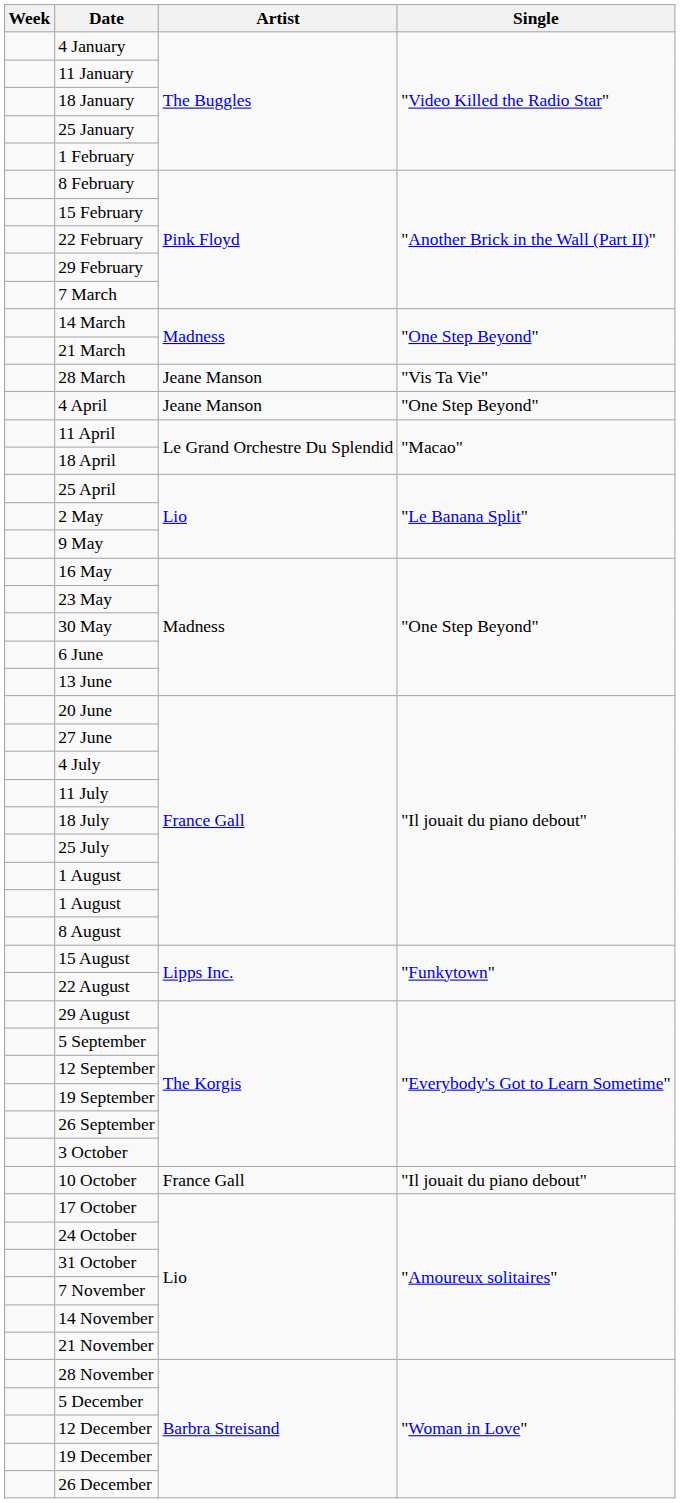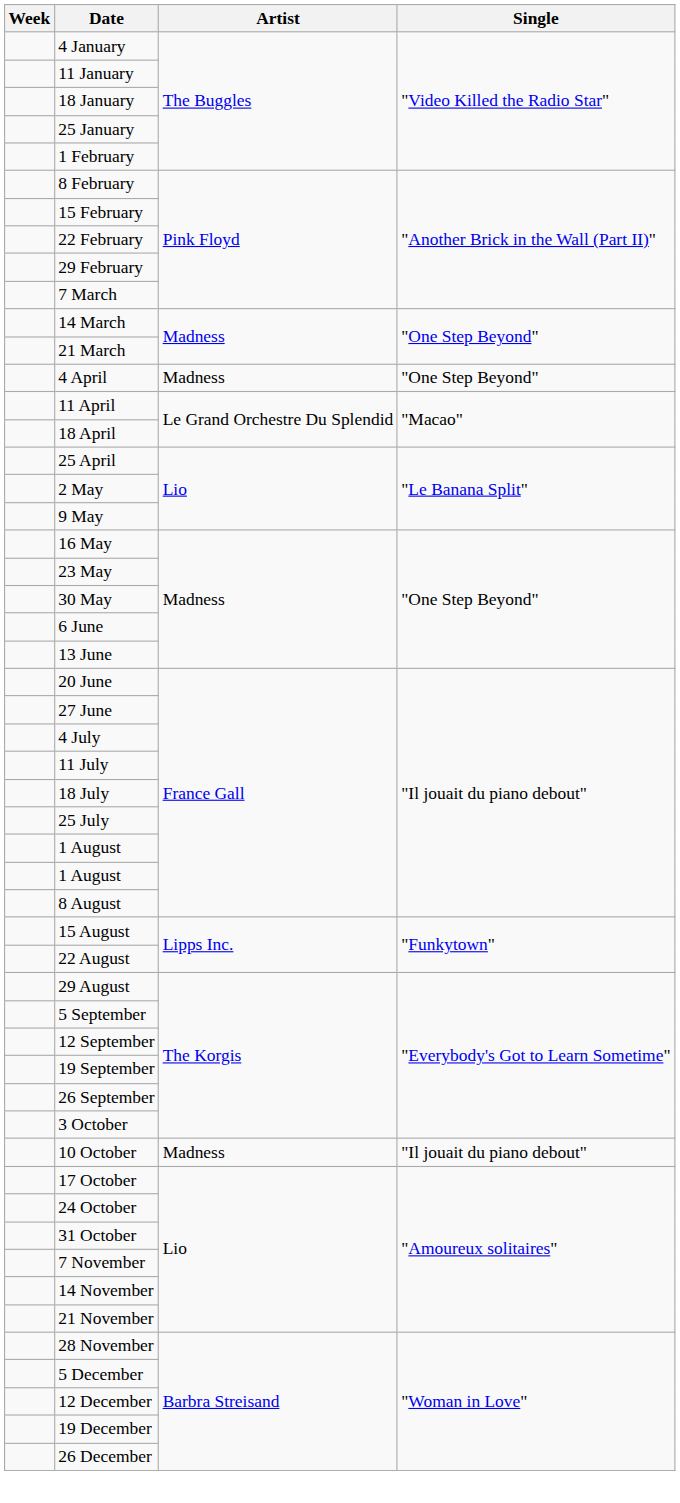- row: (92, 377)
(212, 405) Jeane Manson -> (194, 377) Madness
(204, 1179) France Gall -> (194, 1152) Madness
